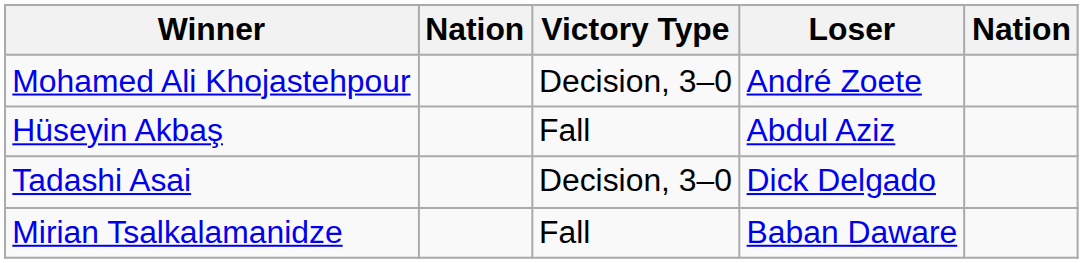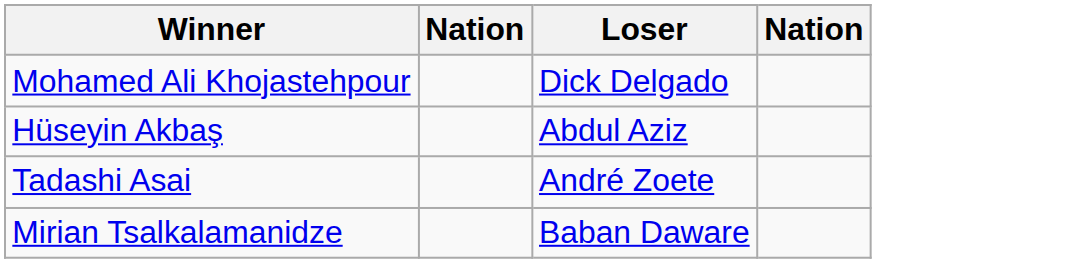- column: (635, 29)
(834, 80) André Zoete -> (634, 80) Dick Delgado
(841, 181) Dick Delgado -> (627, 181) André Zoete
